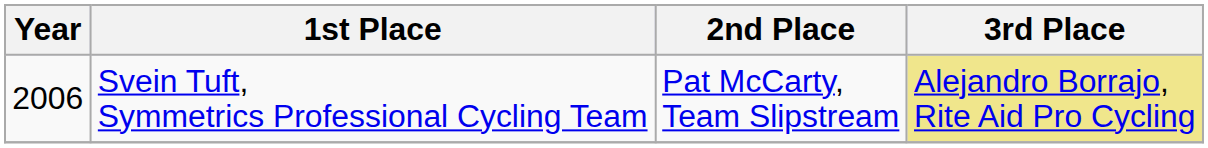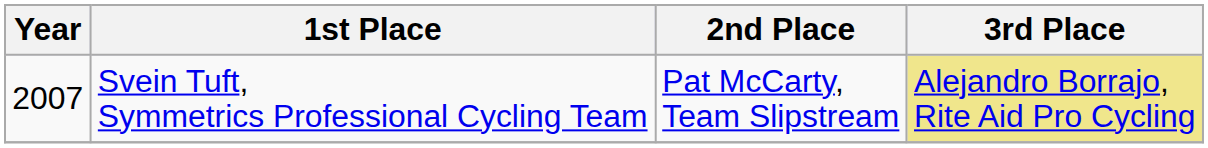(48, 98) 2006 -> (48, 98) 2007
